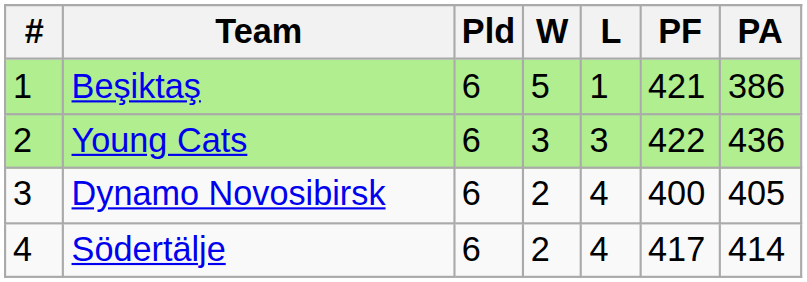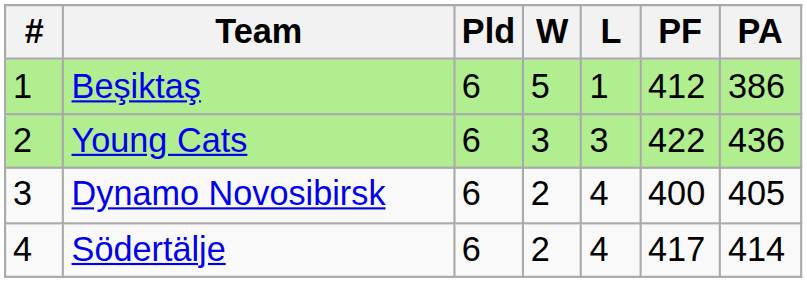(677, 85) 421 -> (677, 85) 412
